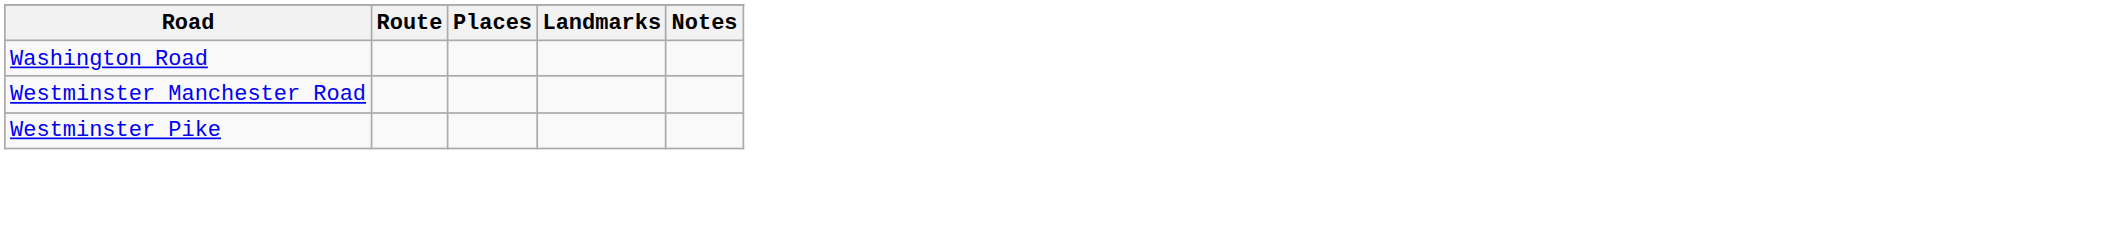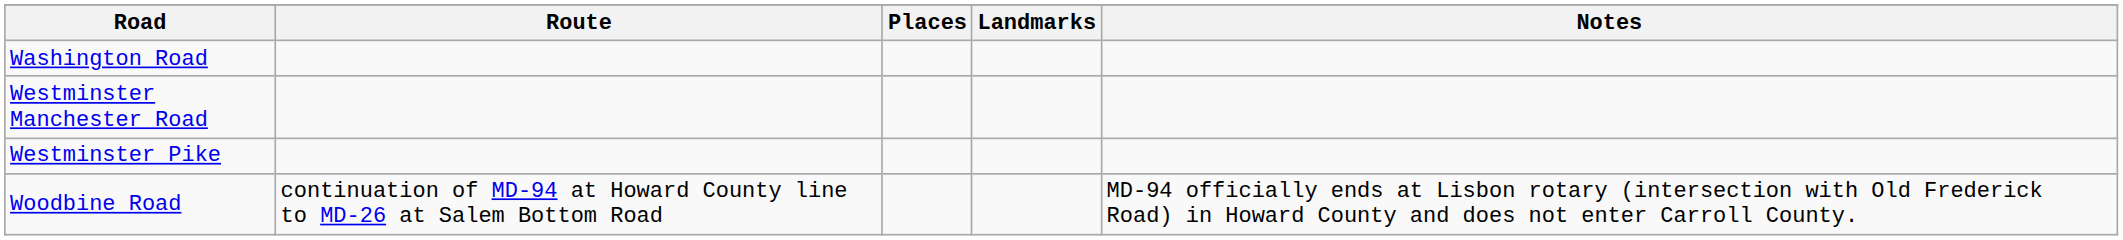+ row: (96, 204)
